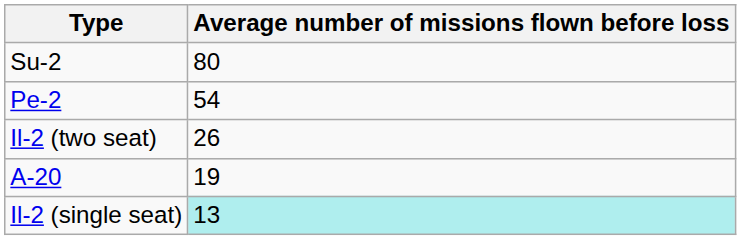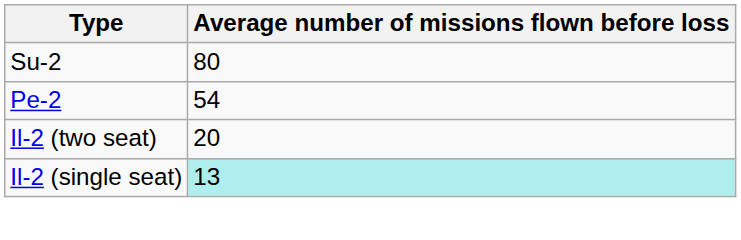(207, 138) 26 -> (207, 138) 20
- row: (36, 176)
